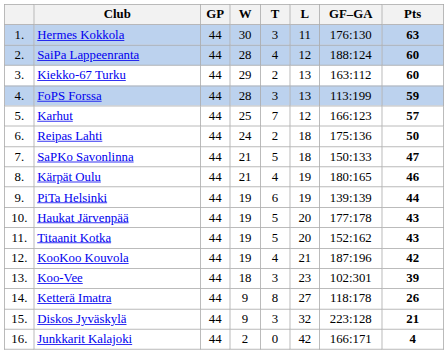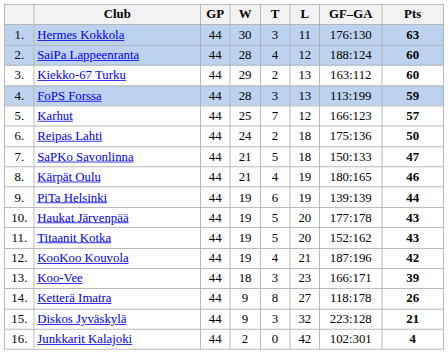(351, 278) 102:301 -> (351, 278) 166:171
(351, 339) 166:171 -> (351, 339) 102:301
